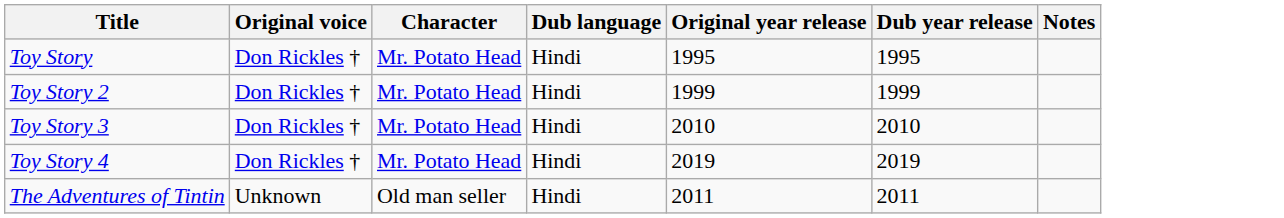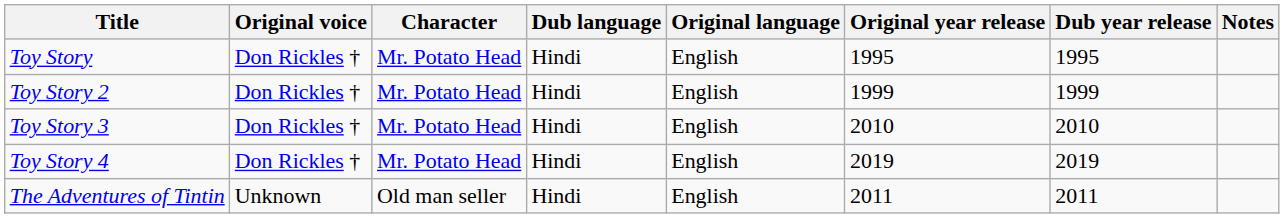+ column: (756, 21)
